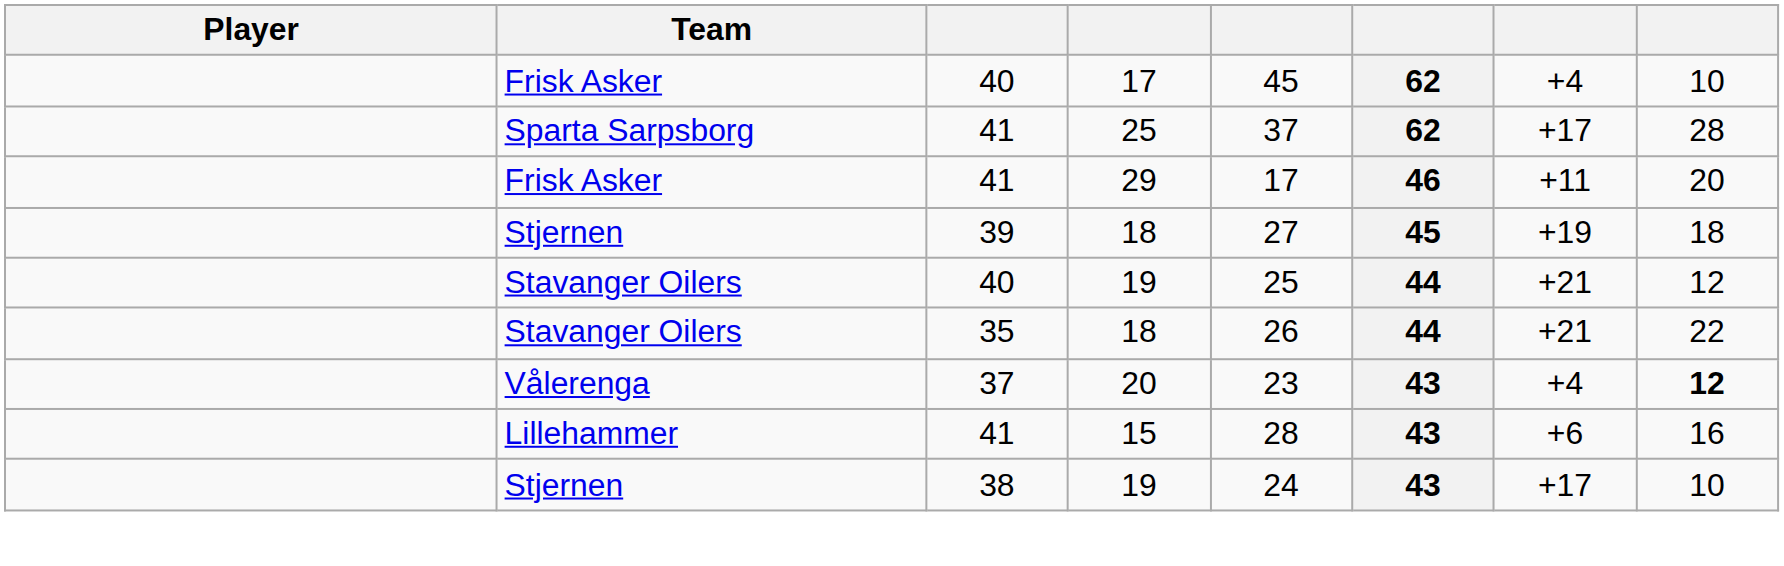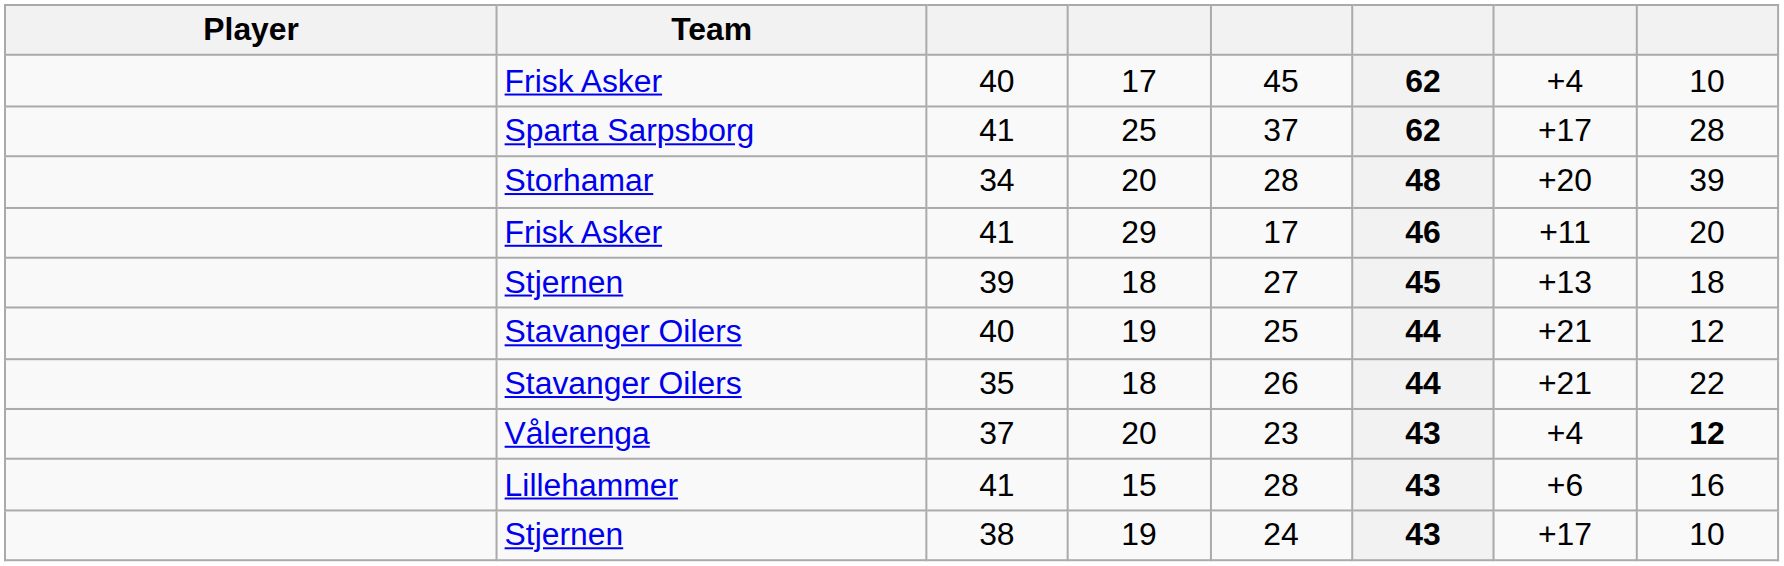+ row: (579, 181)
(1565, 231) +19 -> (1565, 282) +13
